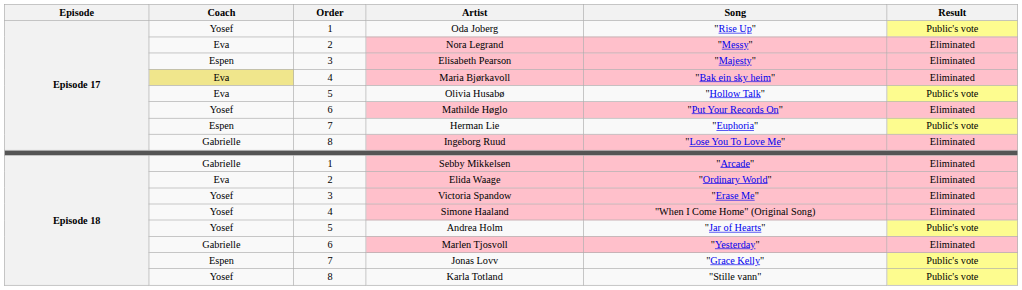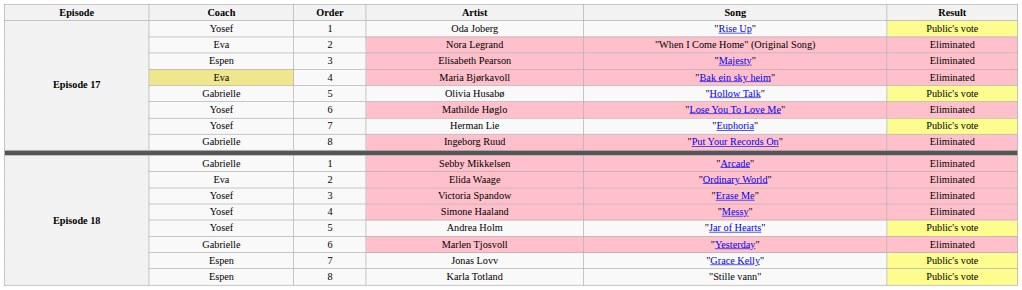(735, 45) "Messy" -> (735, 45) "When I Come Home" (Original Song)
(221, 93) Eva -> (221, 93) Gabrielle
(735, 110) "Put Your Records On" -> (735, 110) "Lose You To Love Me"
(221, 126) Espen -> (221, 126) Yosef
(735, 142) "Lose You To Love Me" -> (735, 142) "Put Your Records On"
(735, 212) "When I Come Home" (Original Song) -> (735, 212) "Messy"
(221, 277) Yosef -> (221, 277) Espen
